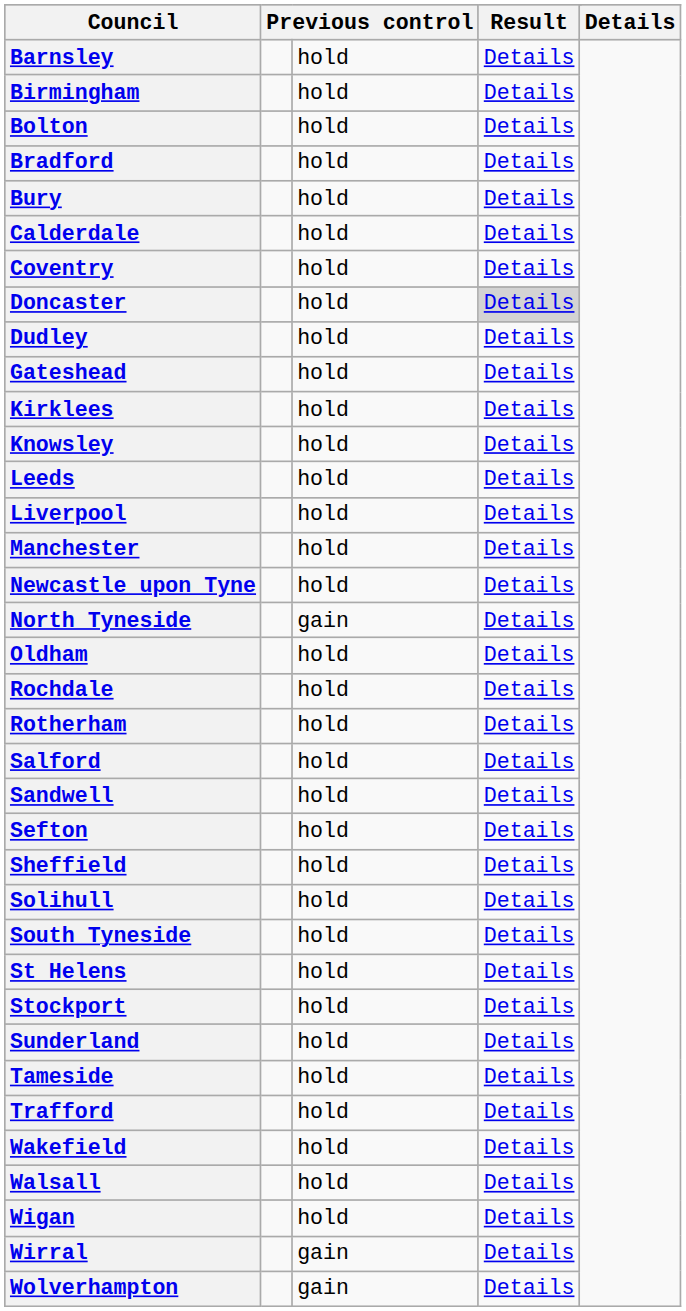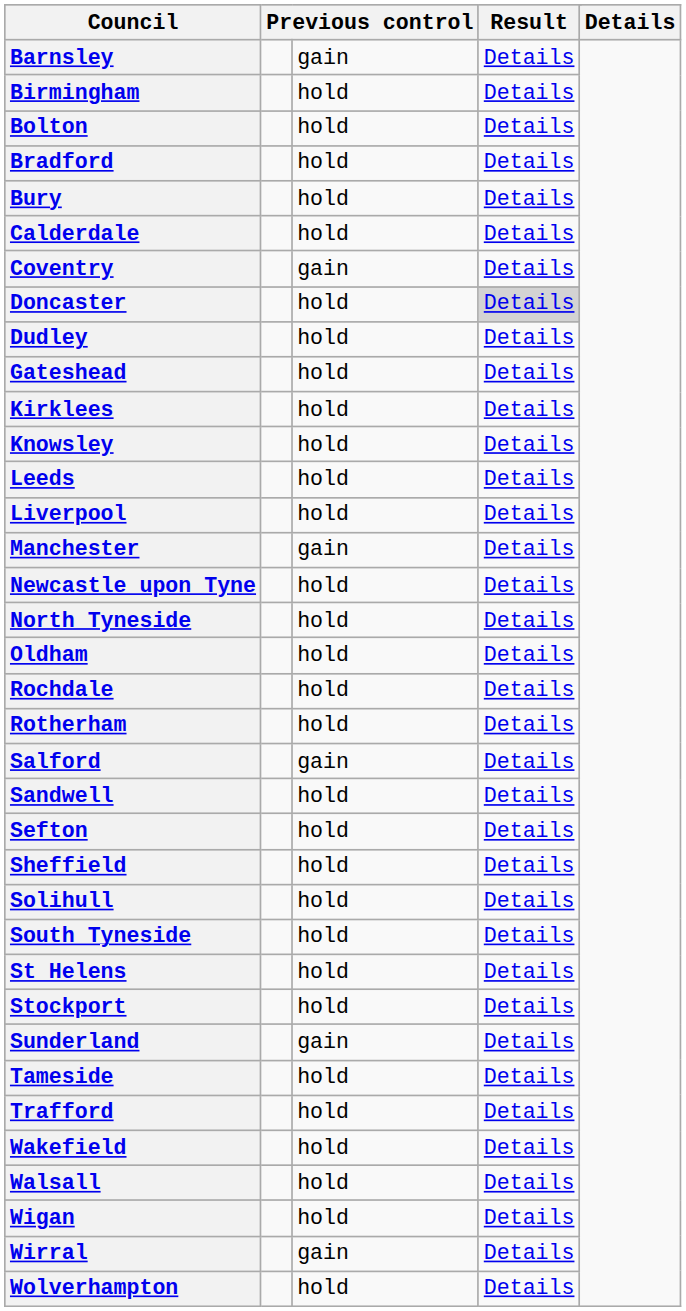(323, 58) hold -> (323, 58) gain
(323, 269) hold -> (323, 269) gain
(323, 550) hold -> (323, 550) gain
(323, 620) gain -> (323, 620) hold
(323, 761) hold -> (323, 761) gain
(323, 1042) hold -> (323, 1042) gain
(323, 1289) gain -> (323, 1289) hold
